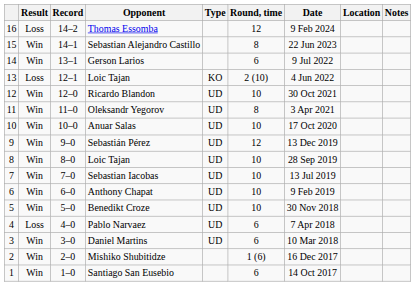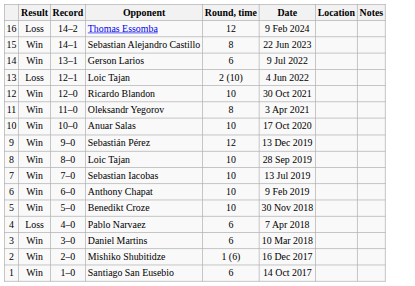- column: (215, 12)
